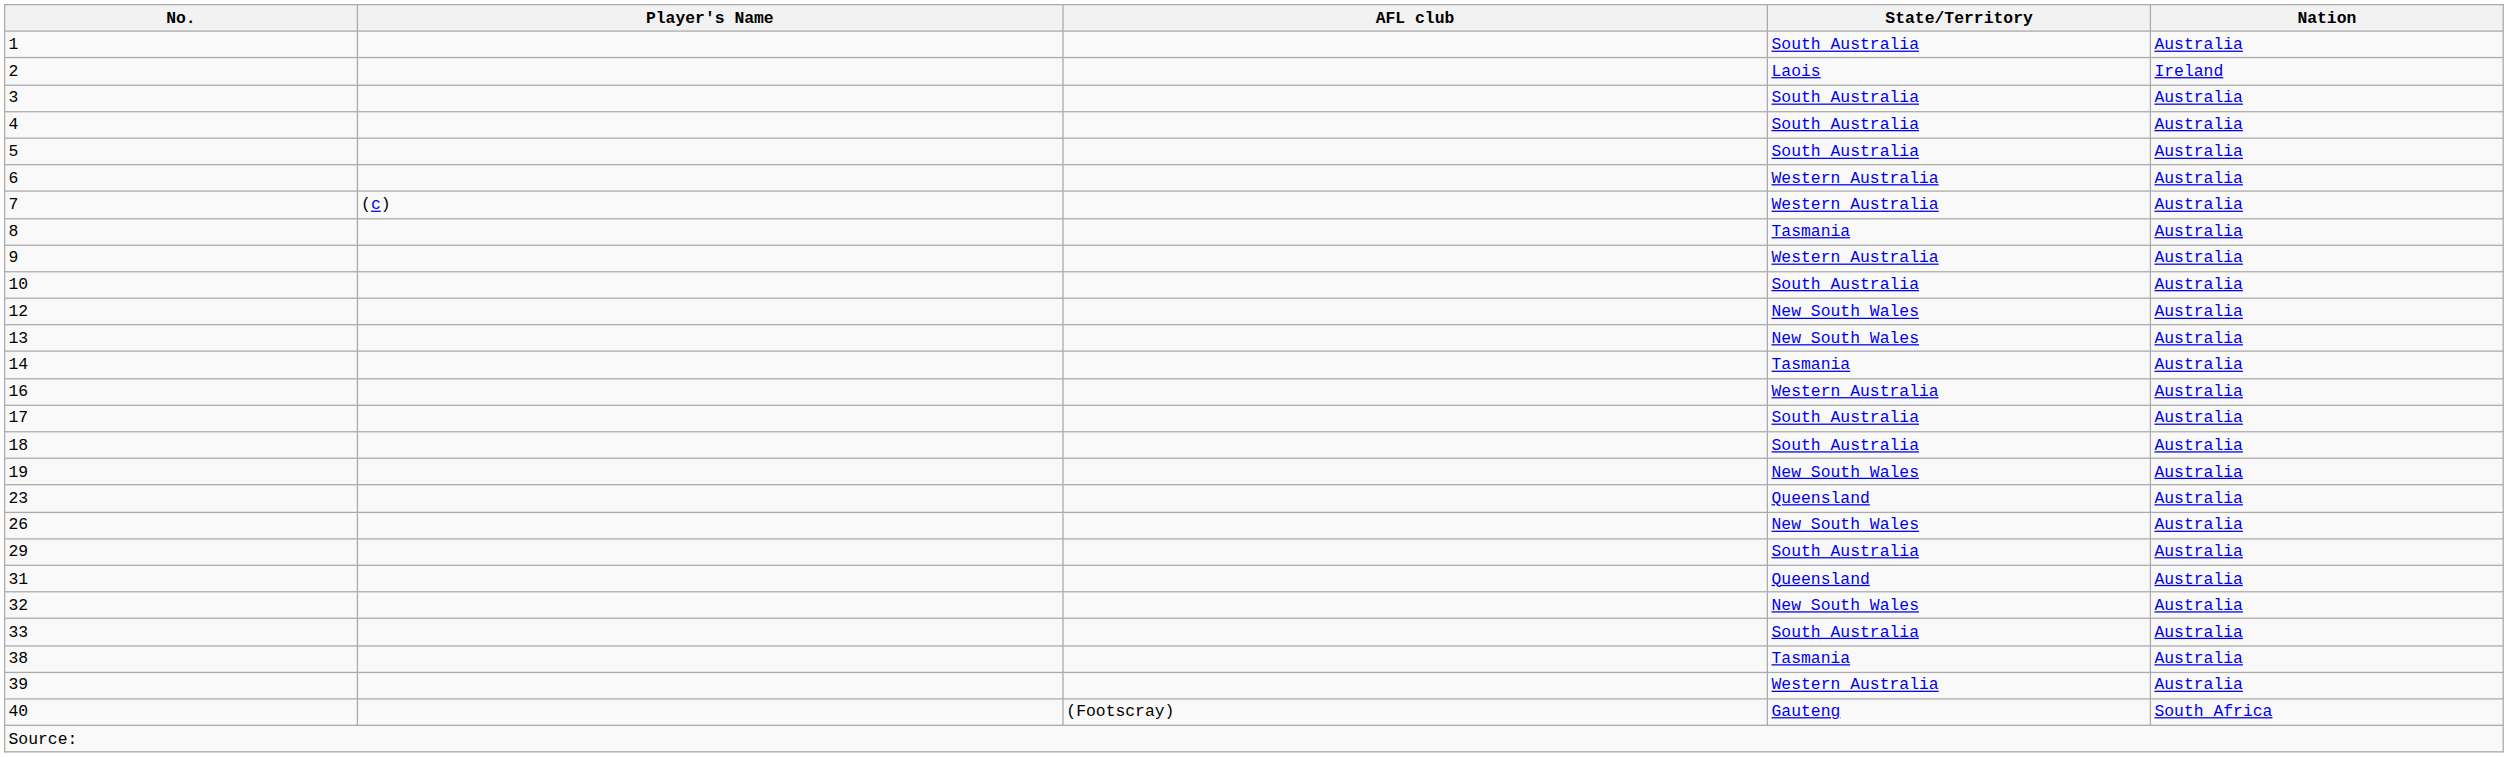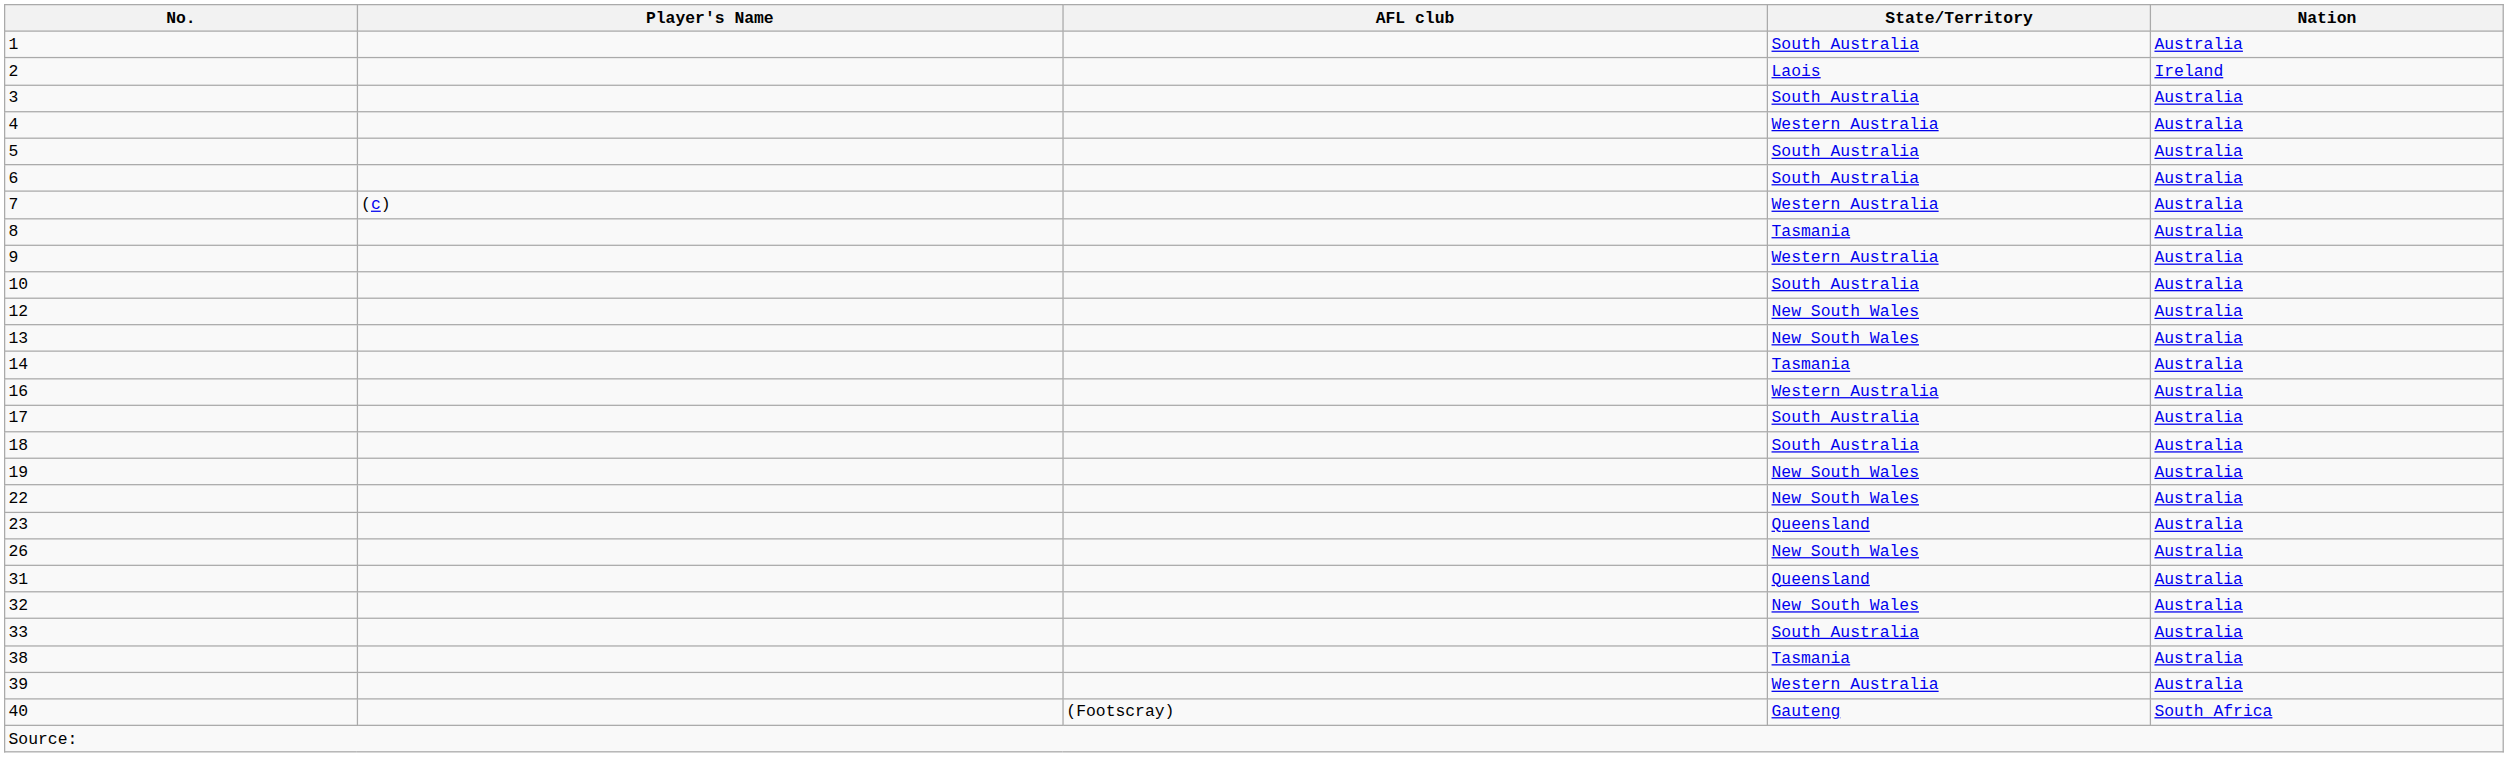(1845, 125) South Australia -> (1855, 125) Western Australia
(1855, 178) Western Australia -> (1845, 178) South Australia
+ row: (18, 499)
- row: (18, 552)
